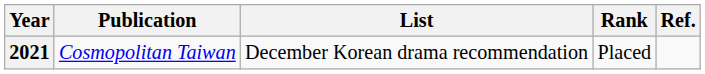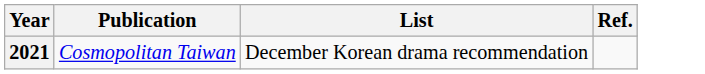- column: (624, 20)
